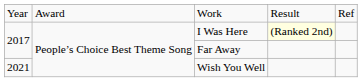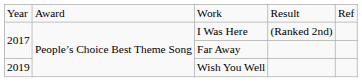(302, 31) lightyellow background -> (302, 31) no background
(18, 67) 2021 -> (18, 67) 2019
